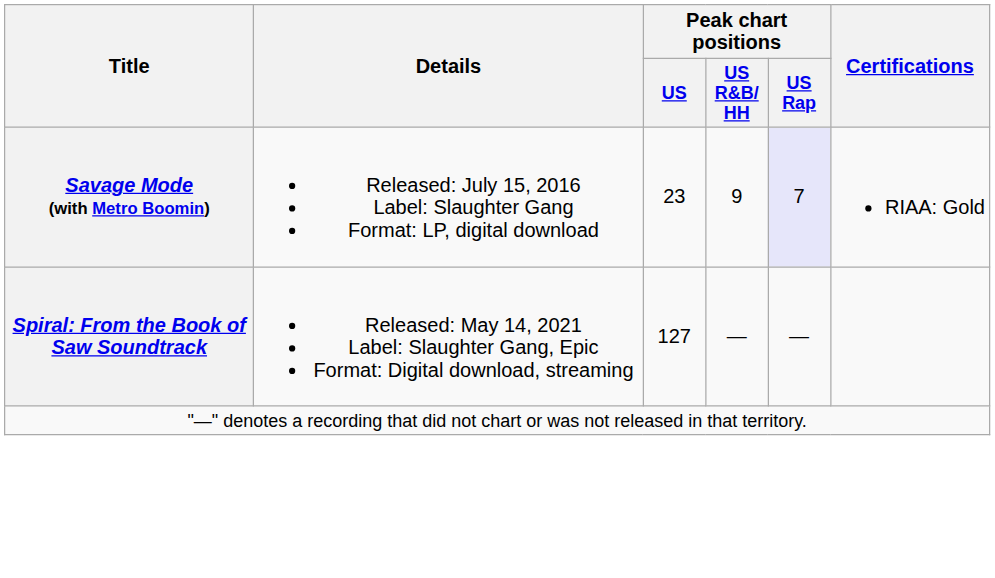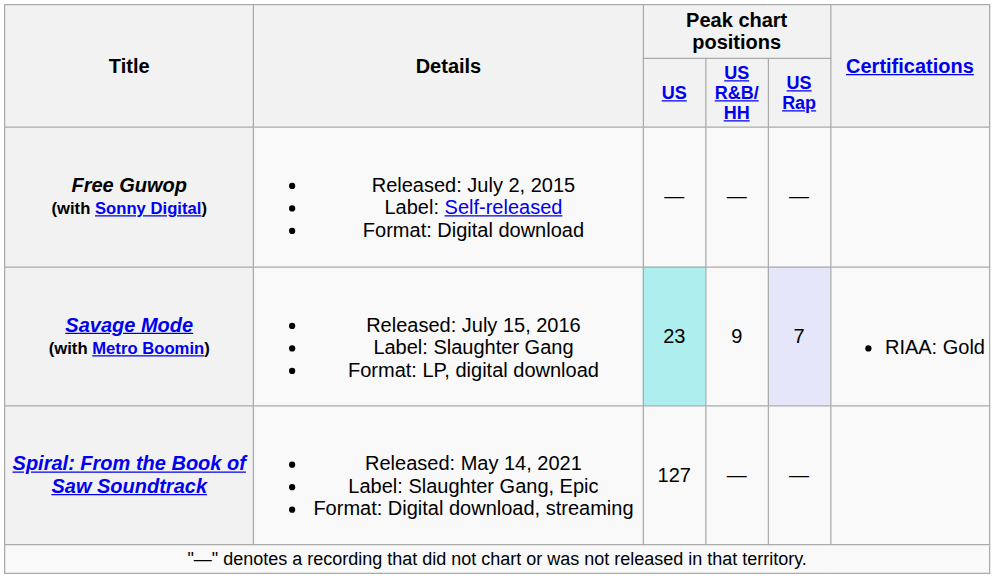+ row: (129, 196)
(674, 196) no background -> (674, 335) paleturquoise background
